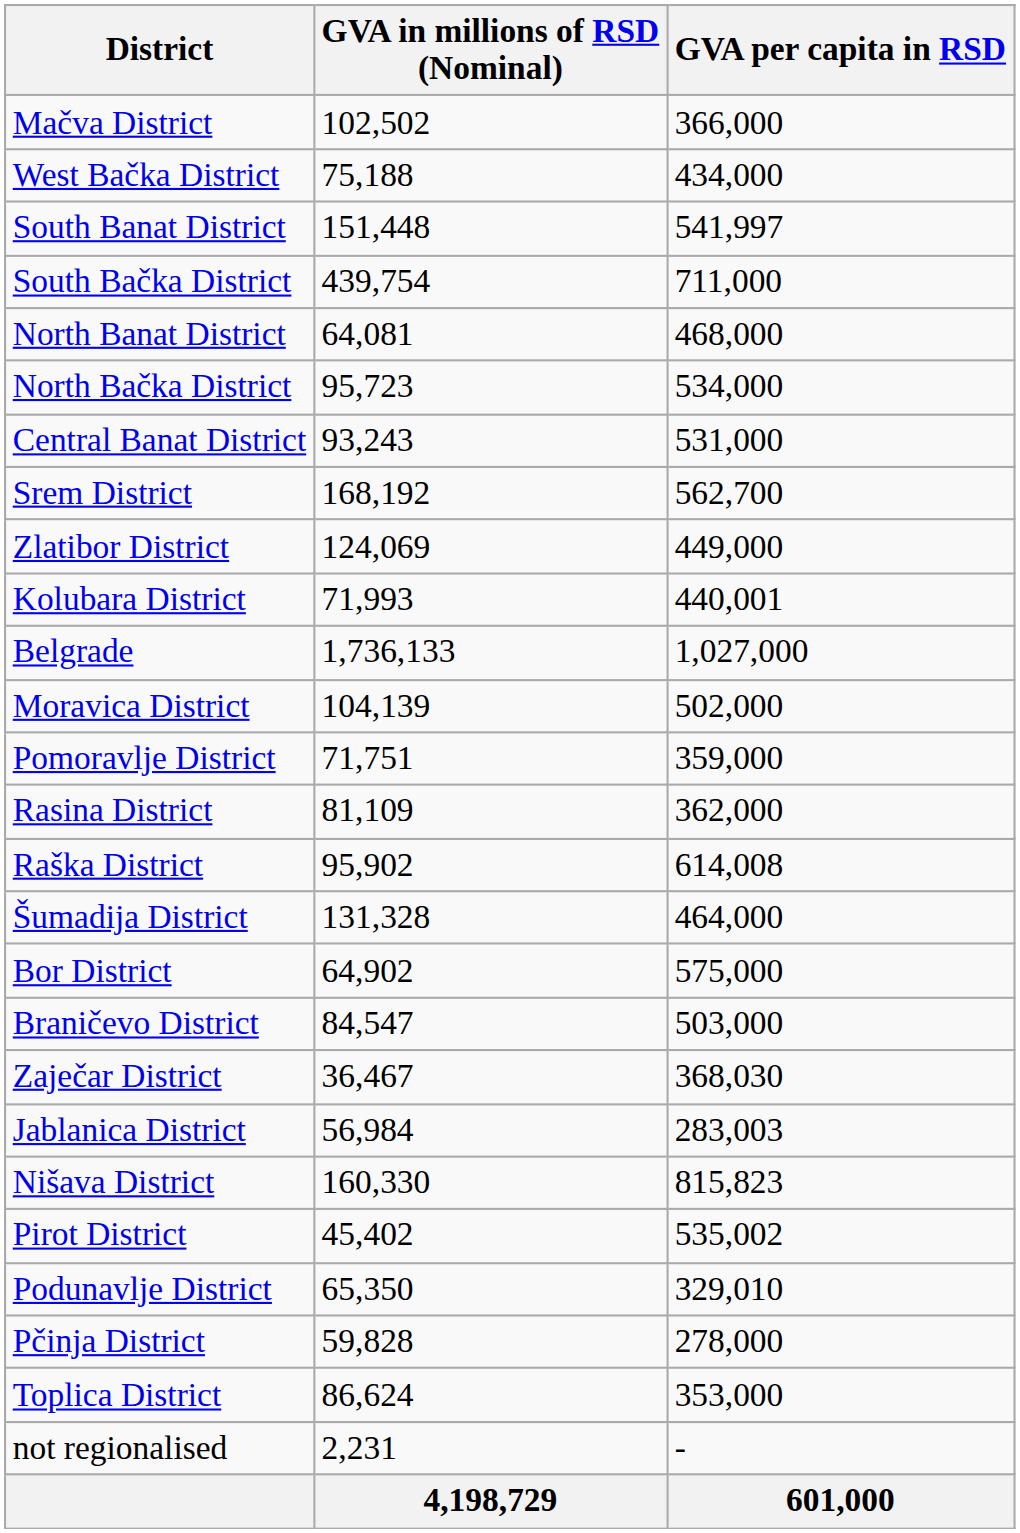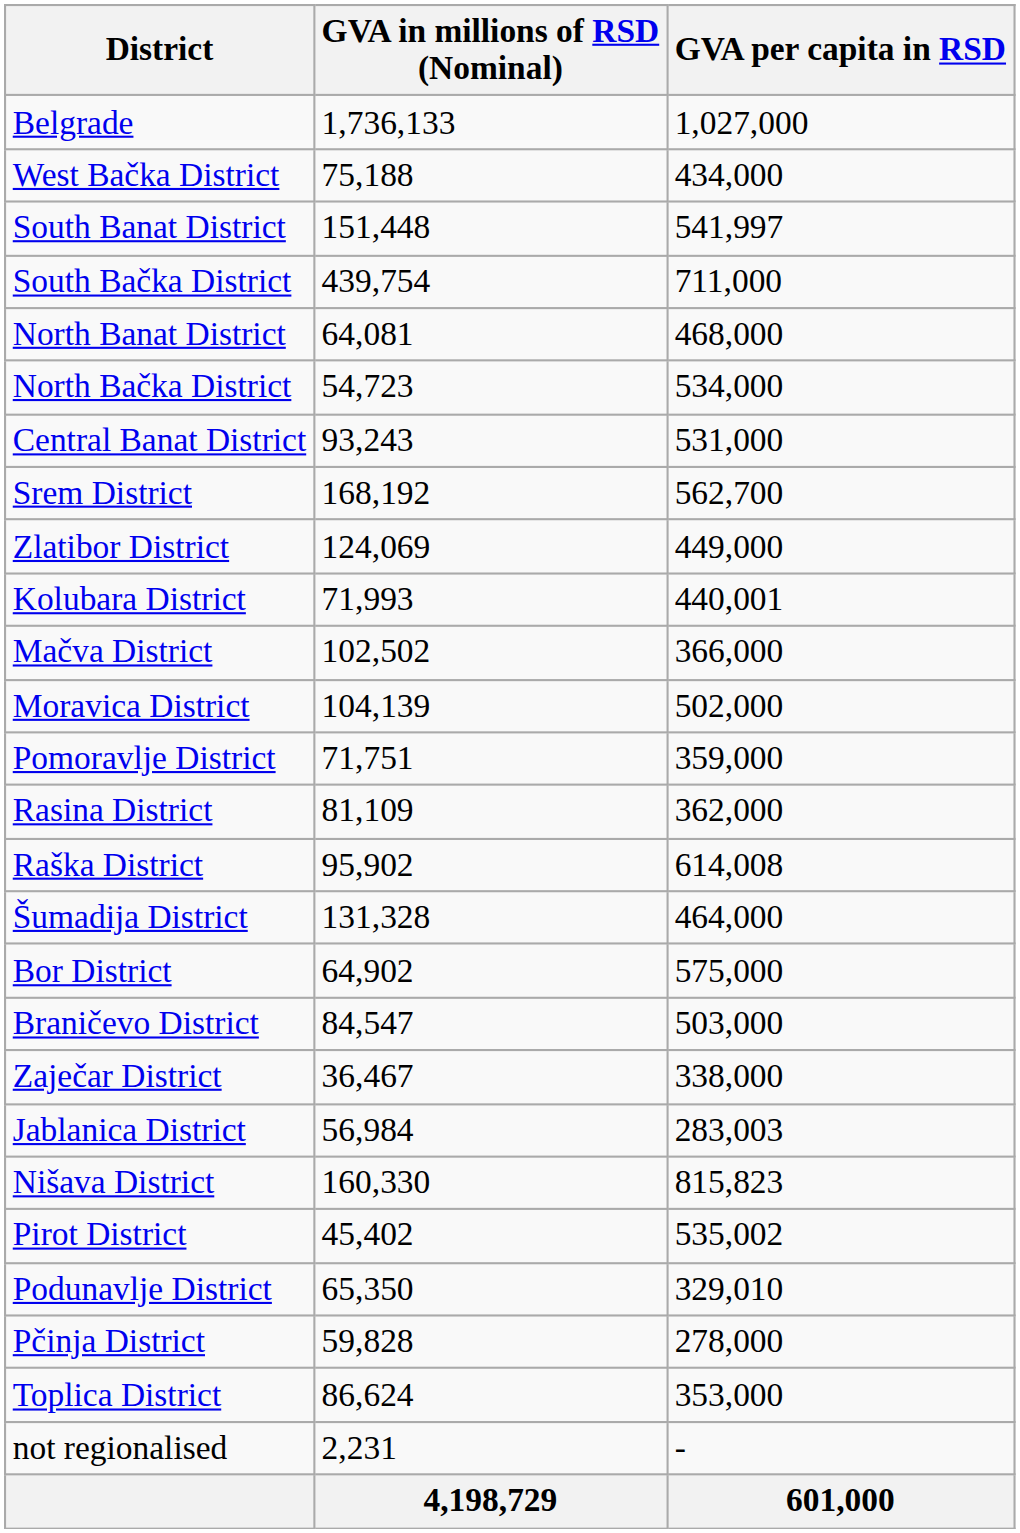rows swapped: (73, 652) <-> (113, 121)
(368, 386) 95,723 -> (368, 386) 54,723
(729, 1076) 368,030 -> (729, 1076) 338,000
